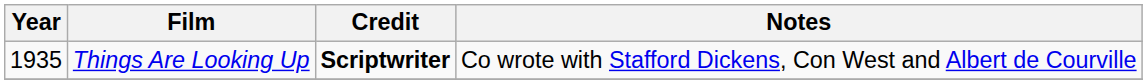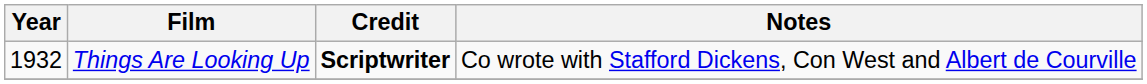(36, 60) 1935 -> (36, 60) 1932
